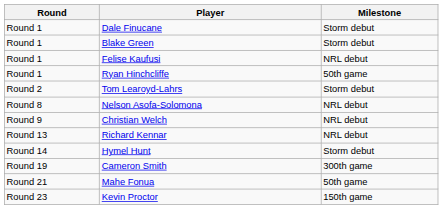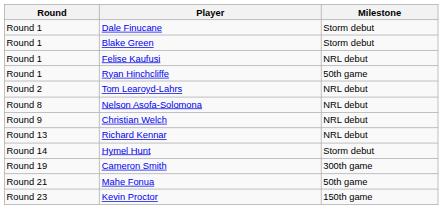(349, 89) Storm debut -> (345, 89) NRL debut
